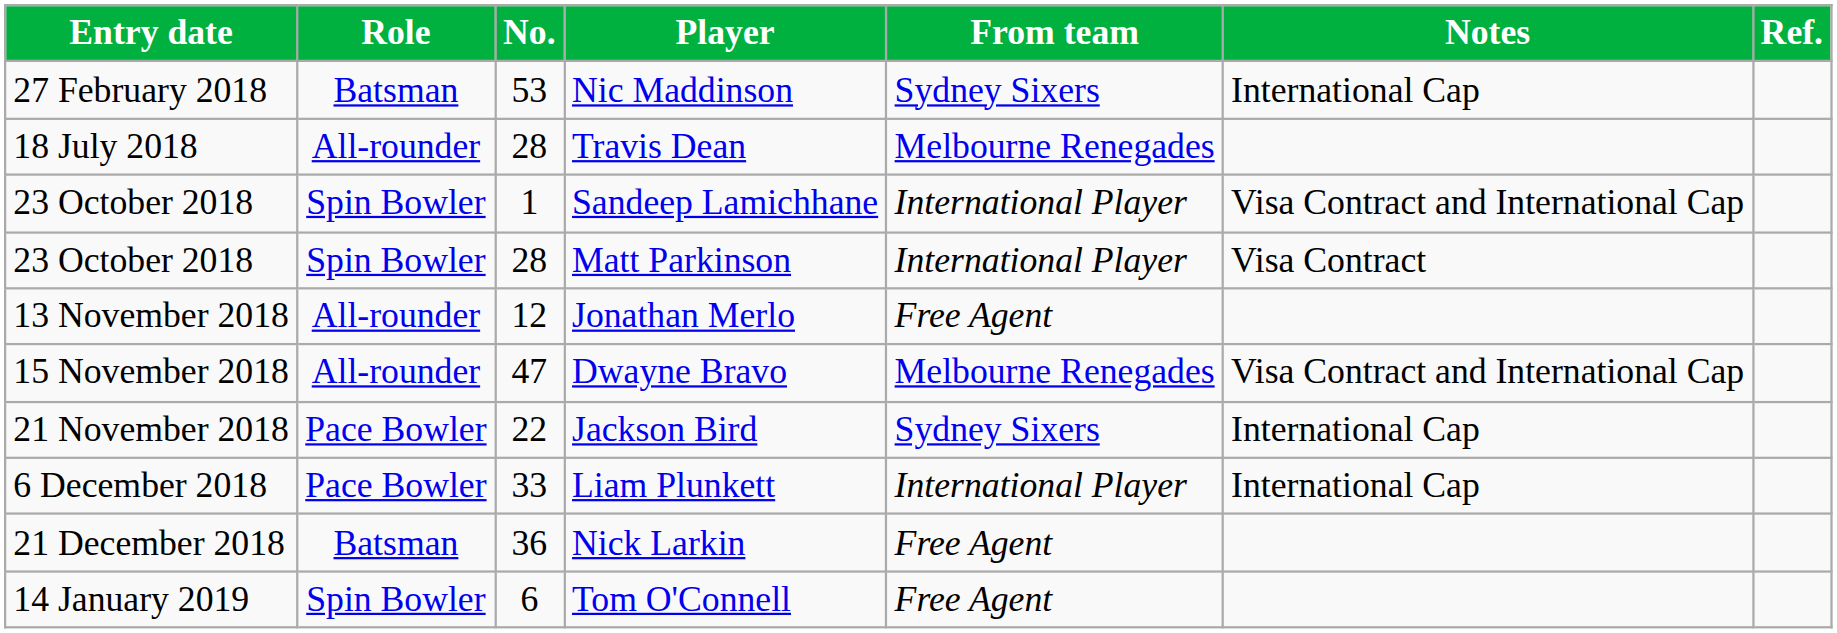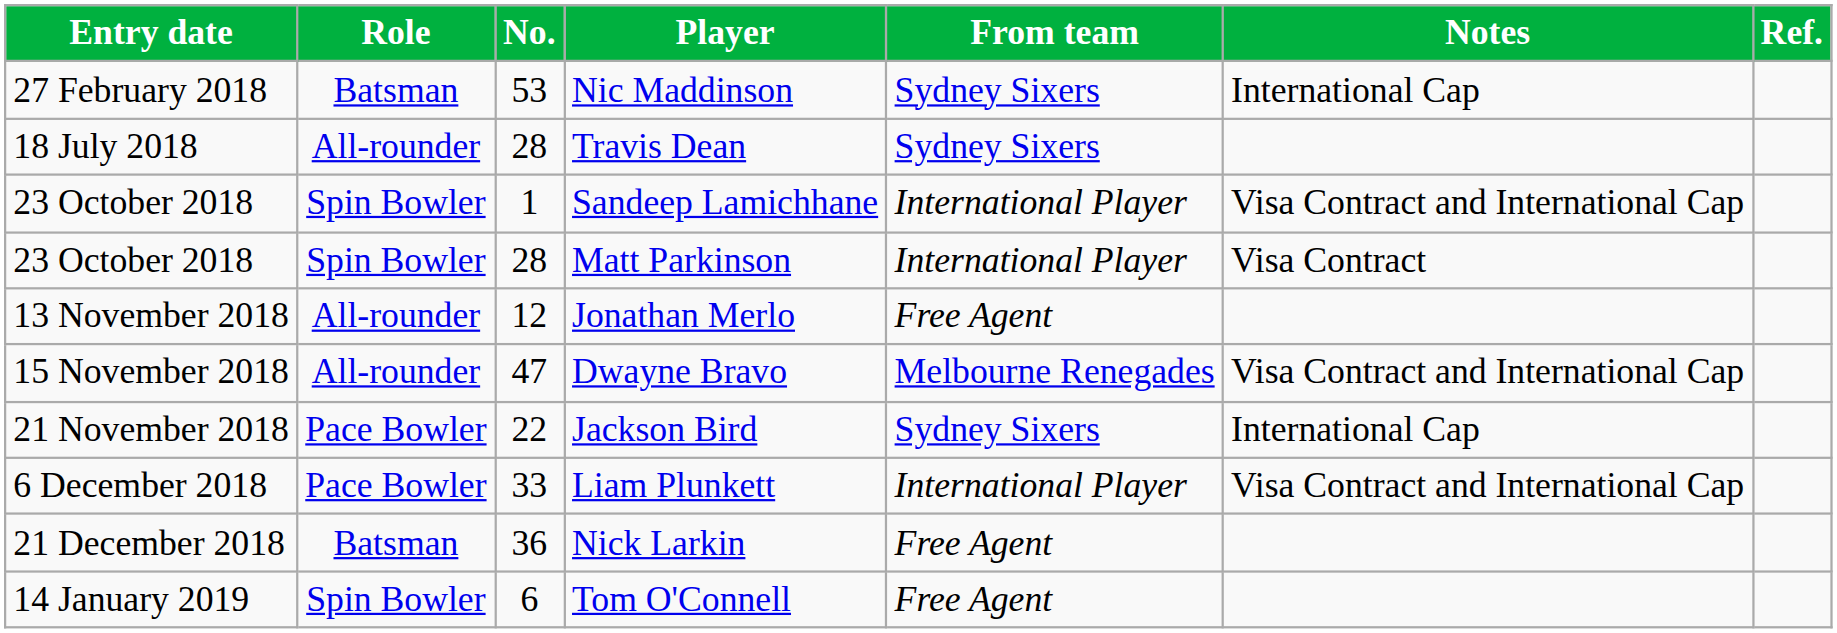(1055, 145) Melbourne Renegades -> (997, 145) Sydney Sixers
(1355, 485) International Cap -> (1488, 485) Visa Contract and International Cap
